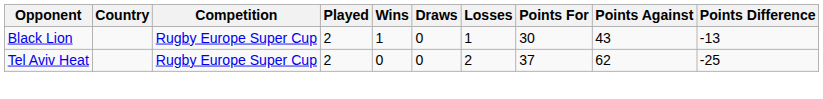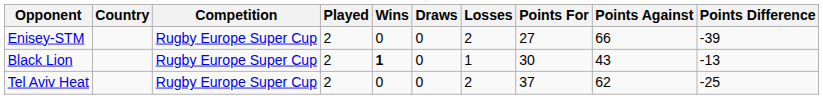+ row: (46, 37)
(379, 37) normal -> (379, 60) bold
